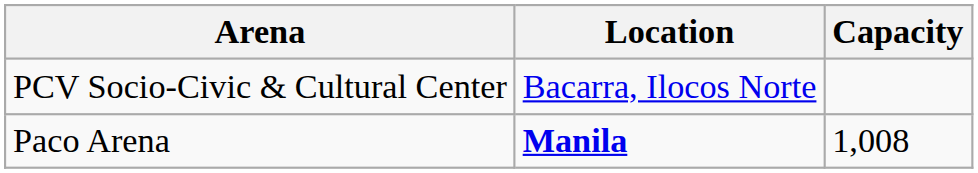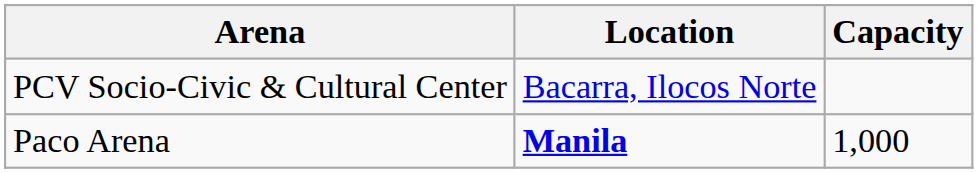(871, 140) 1,008 -> (871, 140) 1,000
